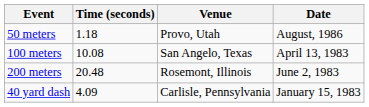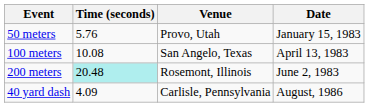(87, 33) 1.18 -> (87, 33) 5.76
(309, 33) August, 1986 -> (318, 33) January 15, 1983
(90, 72) no background -> (90, 72) paleturquoise background
(318, 92) January 15, 1983 -> (309, 92) August, 1986
